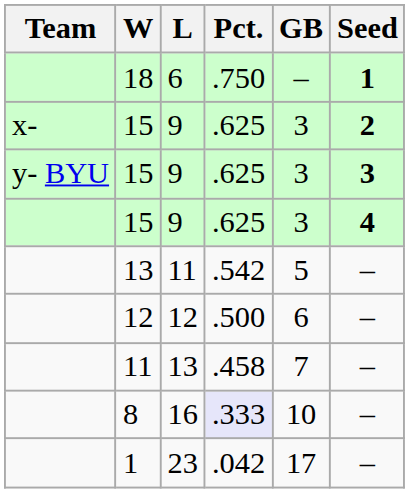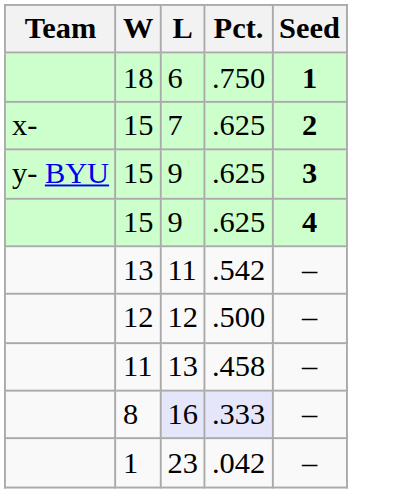- column: (301, 28)
(175, 125) 9 -> (175, 125) 7
(183, 414) no background -> (183, 414) lavender background
